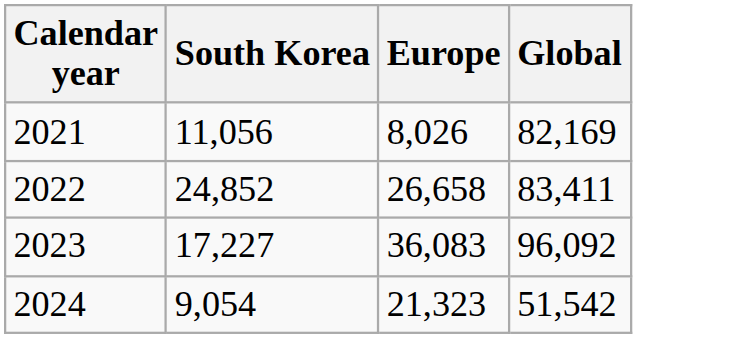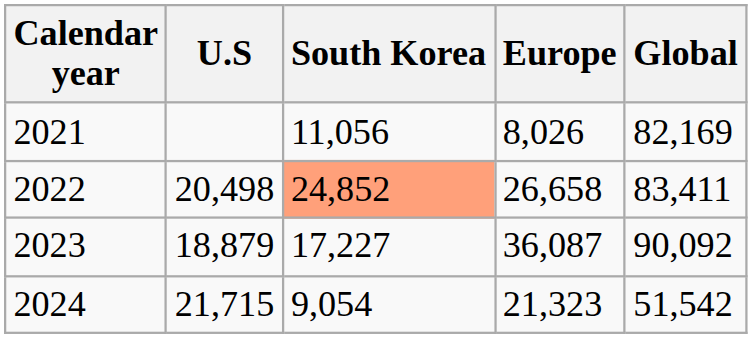+ column: (224, 53)
(224, 188) no background -> (341, 188) lightsalmon background
(436, 245) 36,083 -> (553, 245) 36,087
(567, 245) 96,092 -> (683, 245) 90,092
